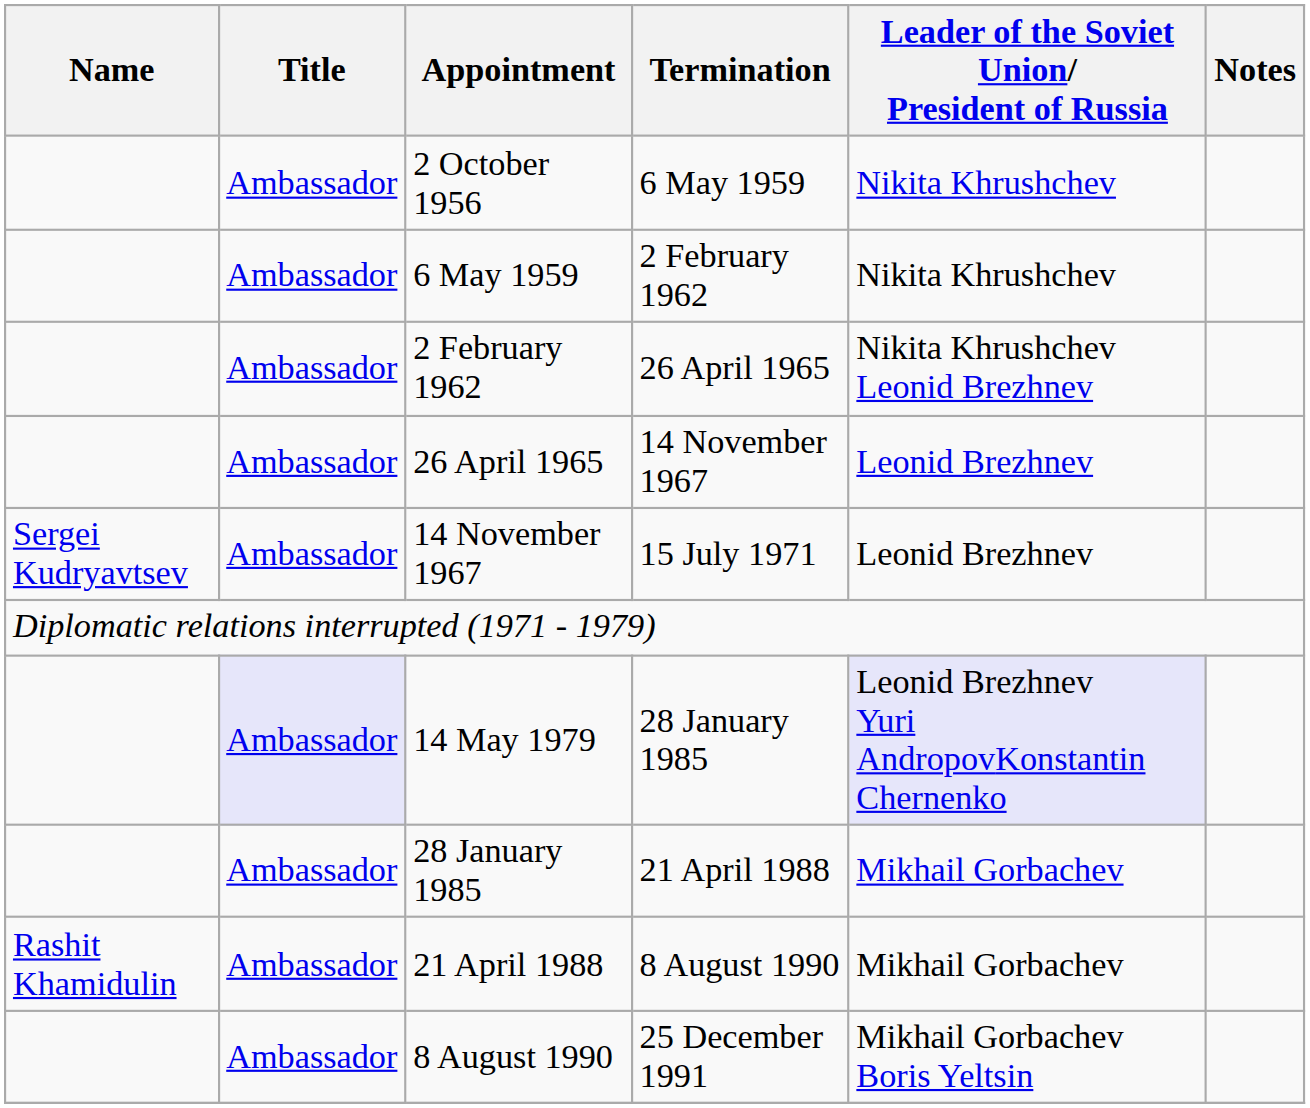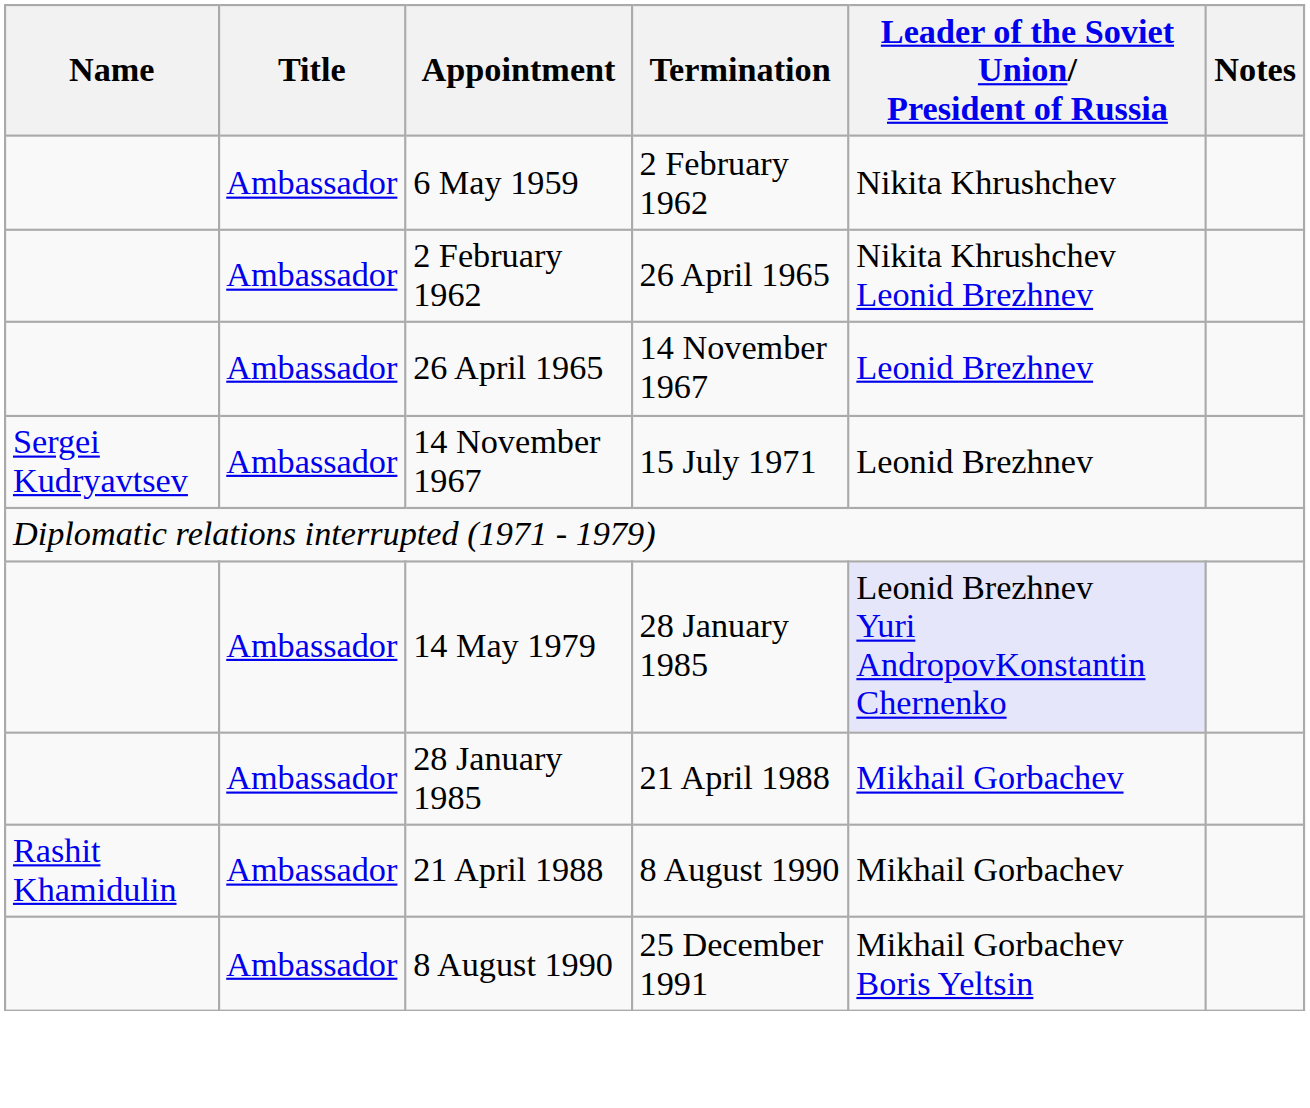- row: (481, 182)
(312, 739) lavender background -> (312, 646) no background
